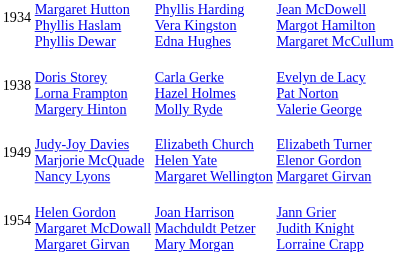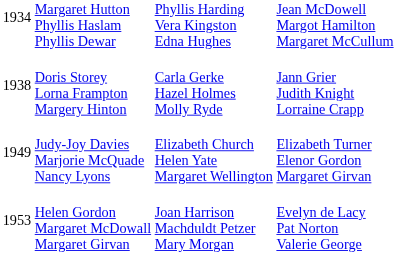(321, 93) Evelyn de Lacy Pat Norton Valerie George -> (320, 93) Jann Grier Judith Knight Lorraine Crapp
(17, 220) 1954 -> (17, 220) 1953
(320, 228) Jann Grier Judith Knight Lorraine Crapp -> (321, 228) Evelyn de Lacy Pat Norton Valerie George
